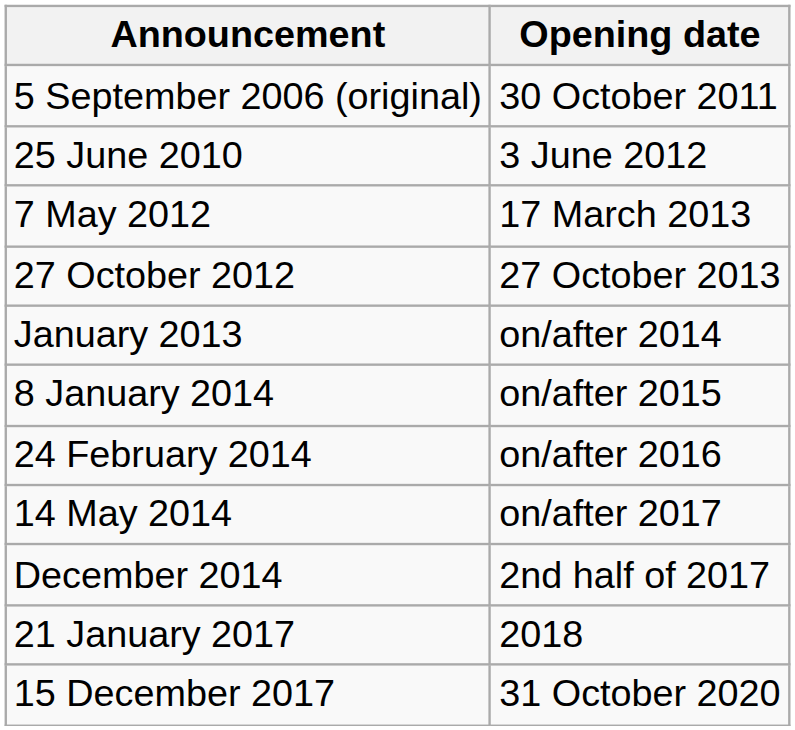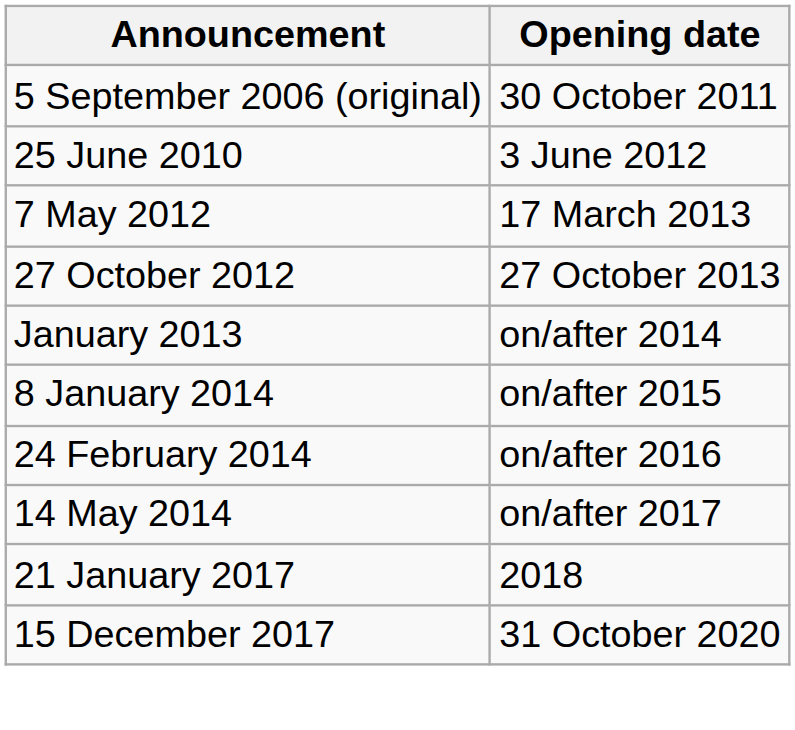- row: (148, 574)
